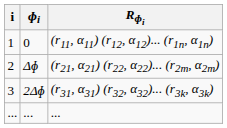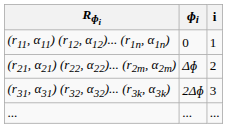columns swapped: (12, 17) <-> (135, 17)
